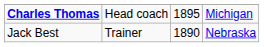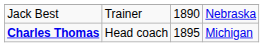rows swapped: (53, 14) <-> (33, 33)
